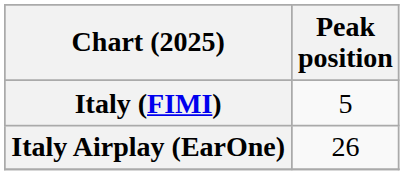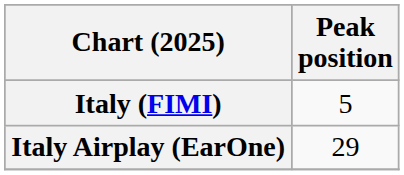(345, 147) 26 -> (345, 147) 29
